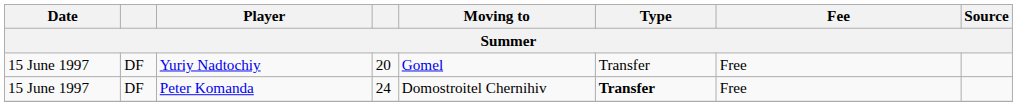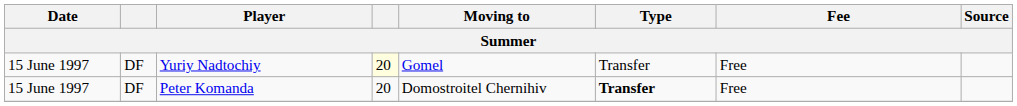(383, 64) no background -> (383, 64) lightyellow background
(383, 88) 24 -> (383, 88) 20
